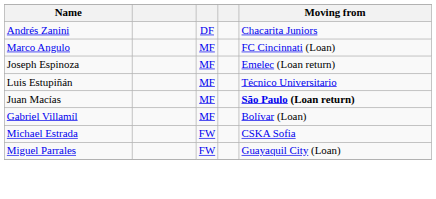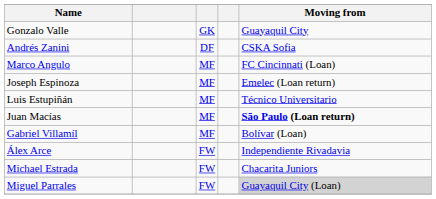+ row: (38, 30)
(279, 30) Chacarita Juniors -> (269, 47) CSKA Sofia
+ row: (29, 151)
(269, 133) CSKA Sofia -> (279, 168) Chacarita Juniors
(291, 151) no background -> (291, 185) lightgrey background
